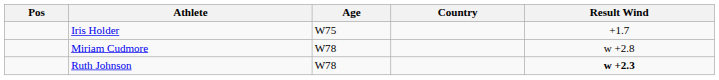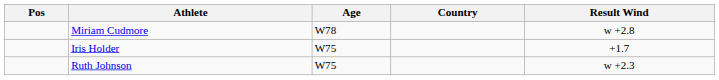rows swapped: (110, 48) <-> (95, 30)
(325, 65) W78 -> (325, 65) W75
(619, 65) bold -> (619, 65) normal
